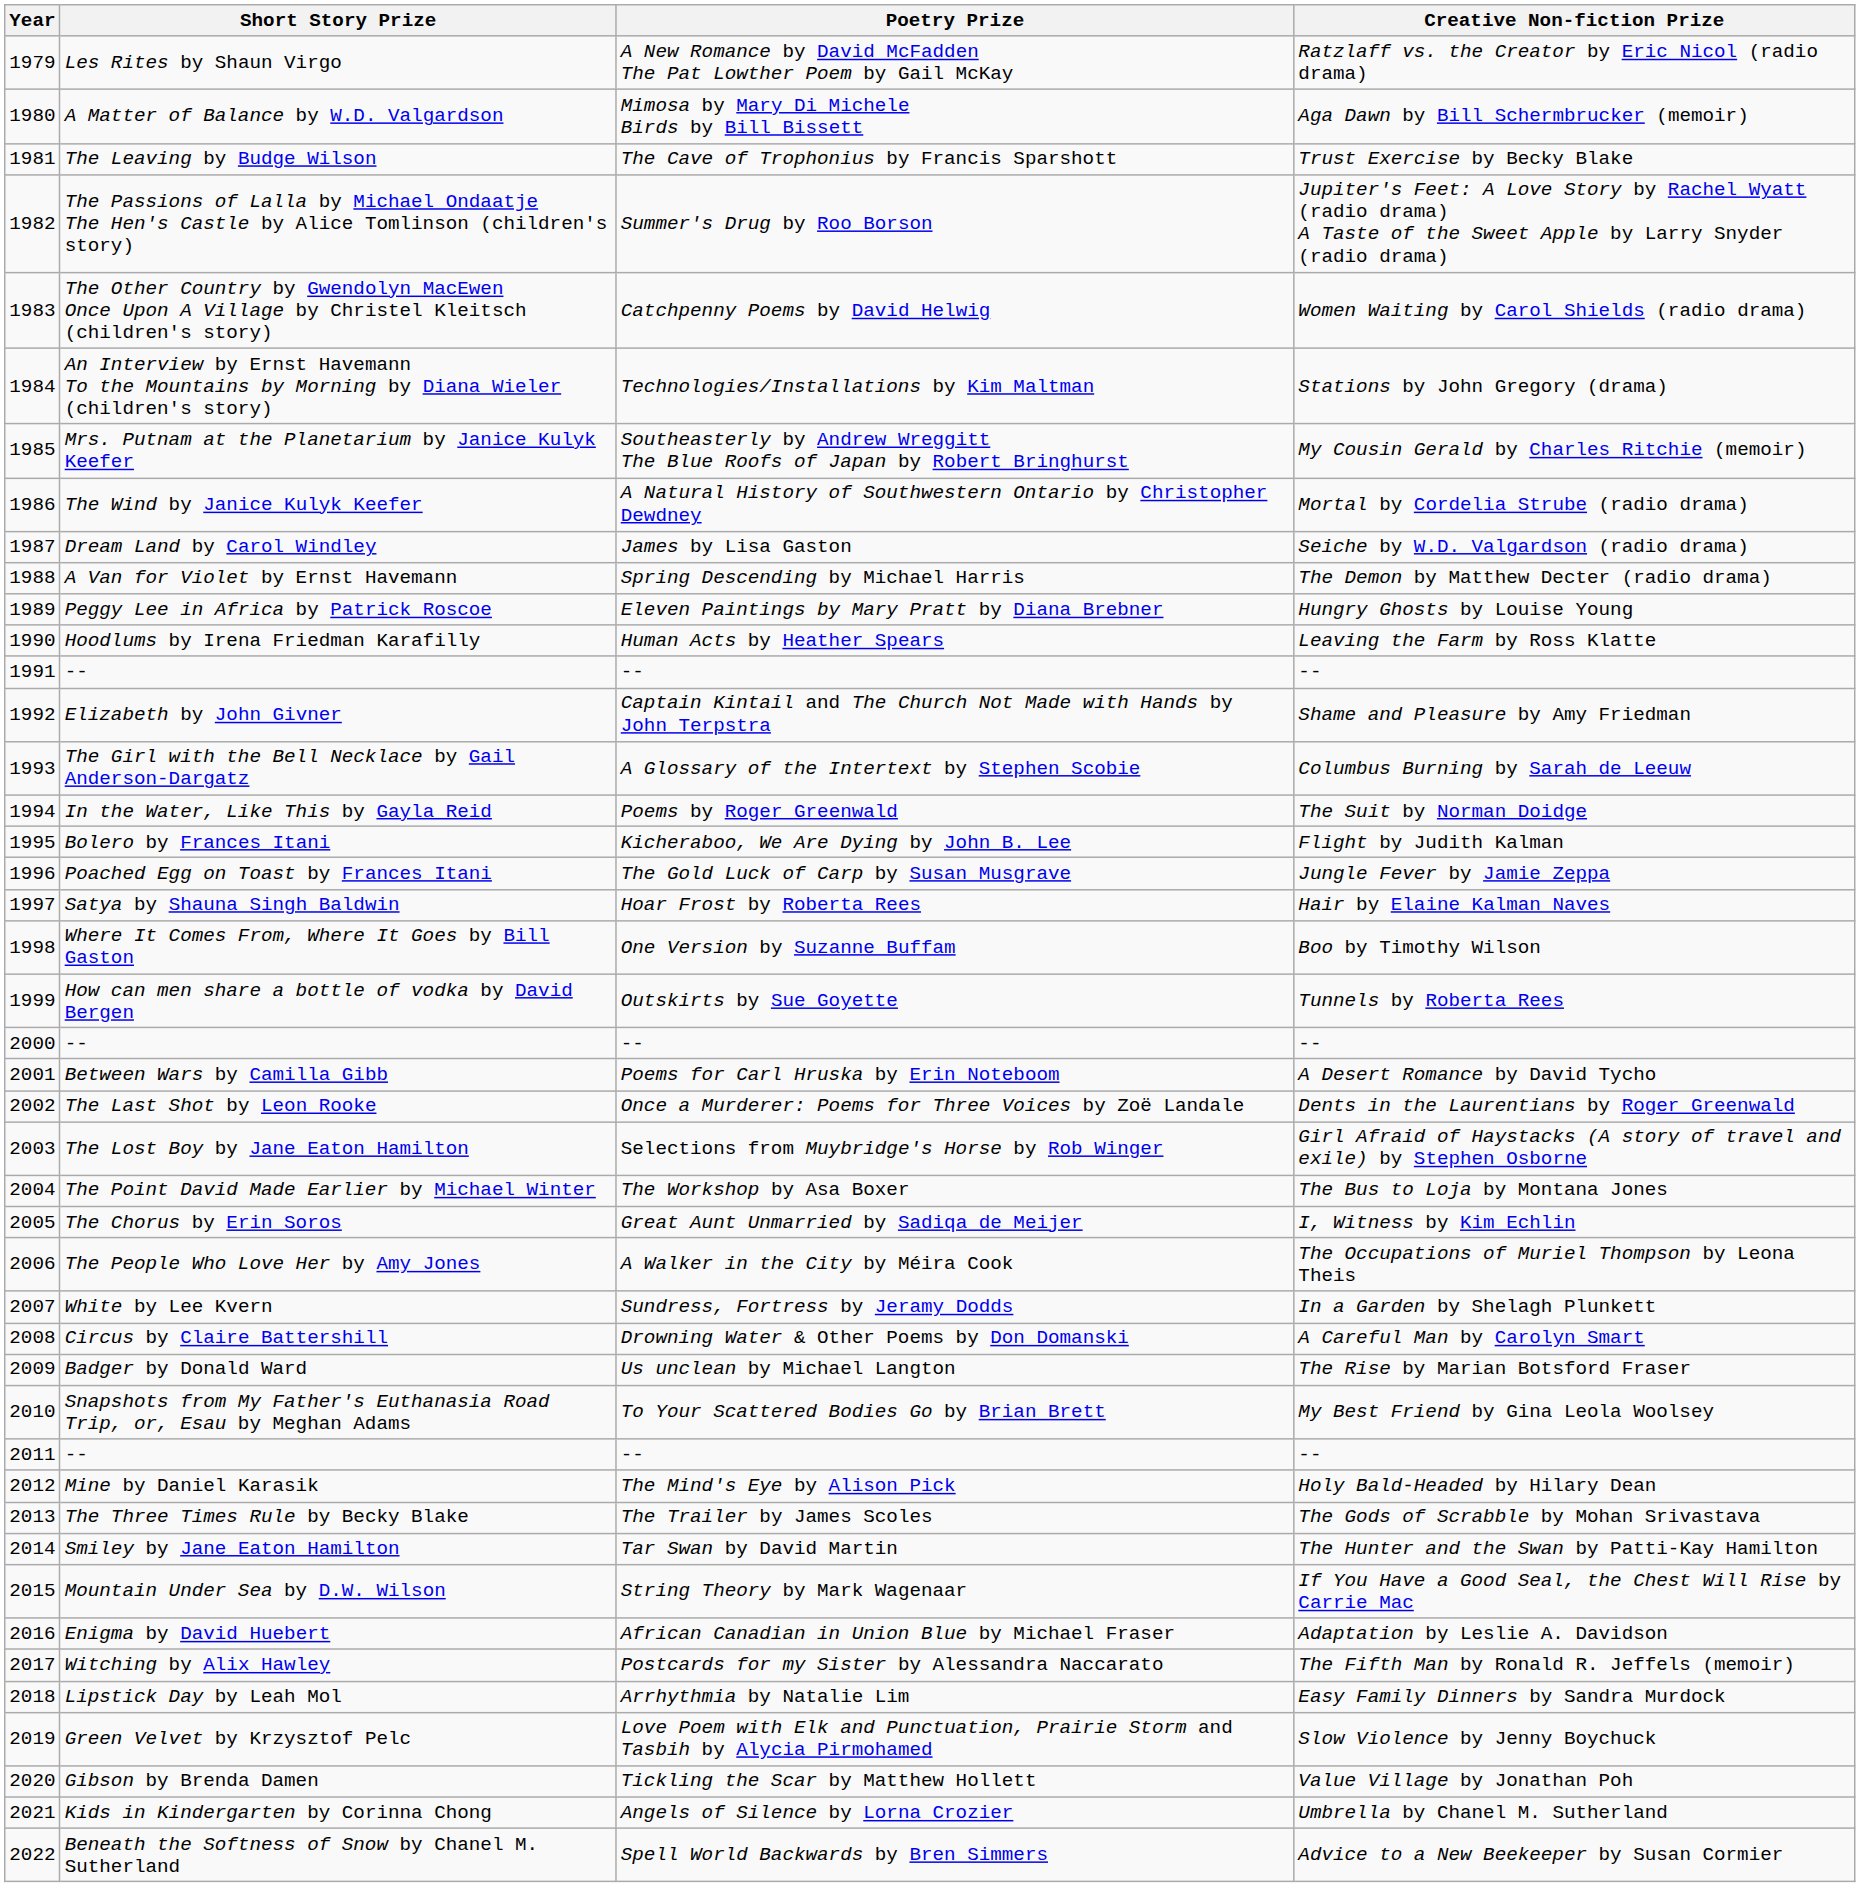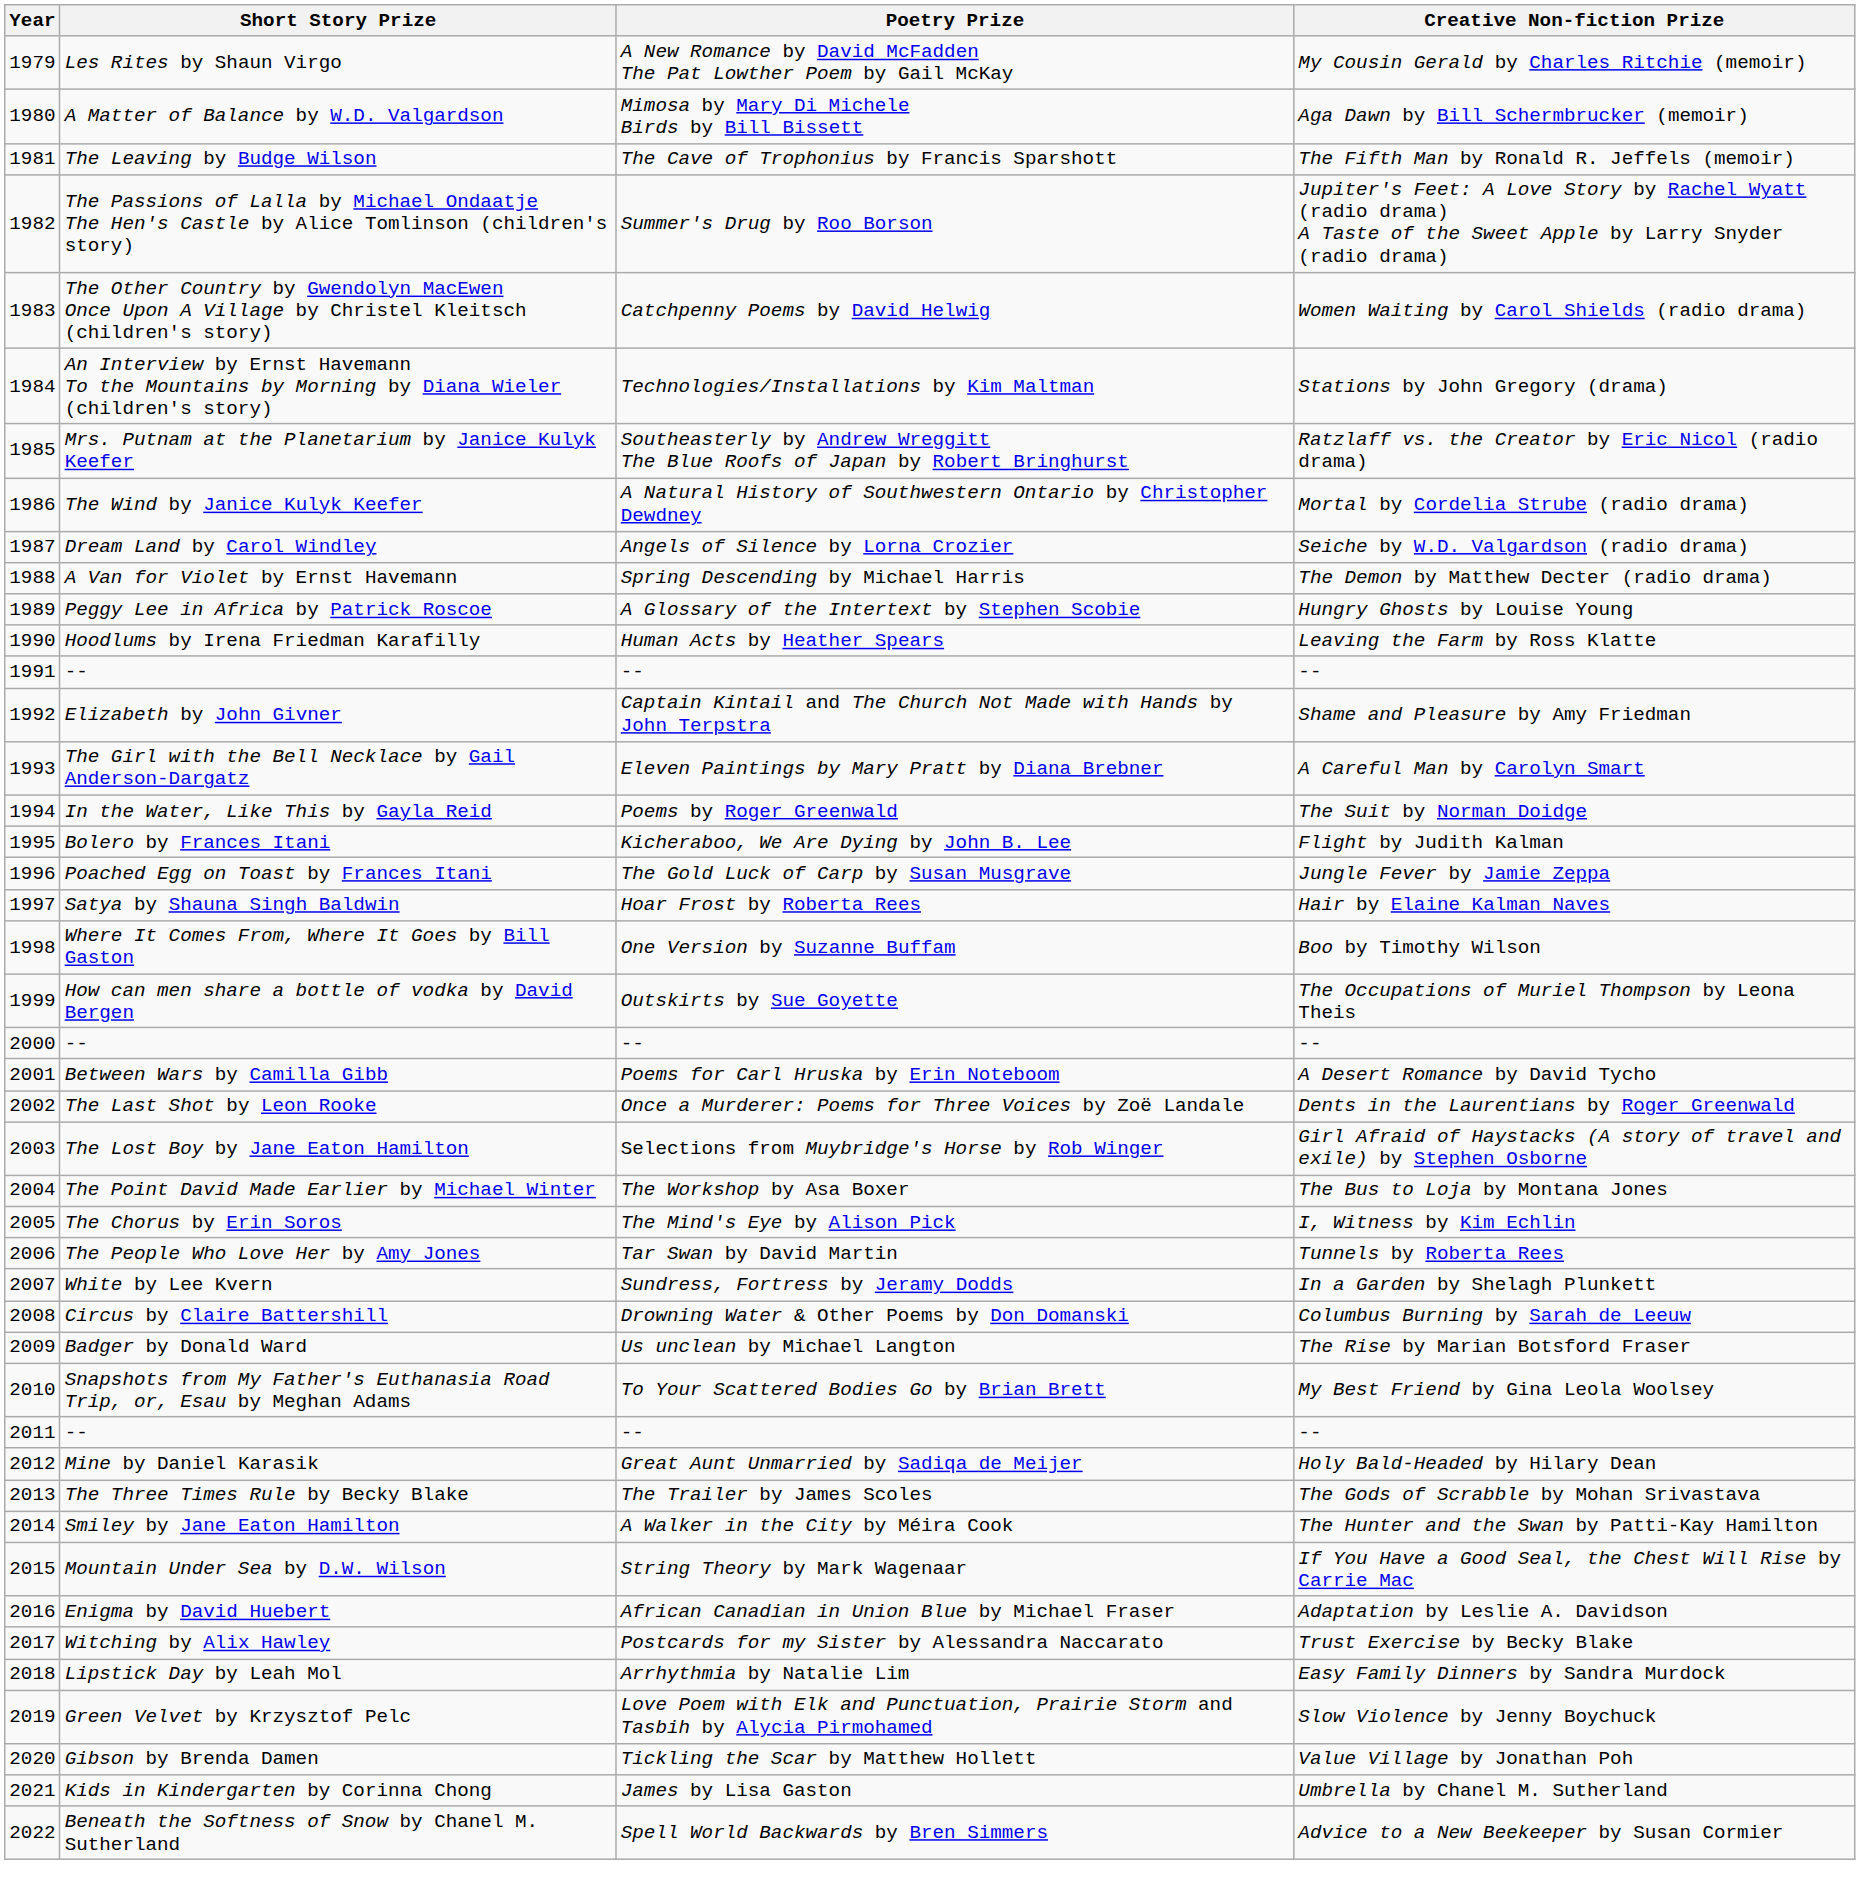(1558, 63) Ratzlaff vs. the Creator by Eric Nicol (radio drama) -> (1552, 63) My Cousin Gerald by Charles Ritchie (memoir)
(1466, 159) Trust Exercise by Becky Blake -> (1547, 159) The Fifth Man by Ronald R. Jeffels (memoir)
(1552, 451) My Cousin Gerald by Charles Ritchie (memoir) -> (1558, 451) Ratzlaff vs. the Creator by Eric Nicol (radio drama)
(736, 547) James by Lisa Gaston -> (817, 547) Angels of Silence by Lorna Crozier
(892, 610) Eleven Paintings by Mary Pratt by Diana Brebner -> (881, 610) A Glossary of the Intertext by Stephen Scobie
(881, 768) A Glossary of the Intertext by Stephen Scobie -> (892, 768) Eleven Paintings by Mary Pratt by Diana Brebner
(1495, 768) Columbus Burning by Sarah de Leeuw -> (1472, 768) A Careful Man by Carolyn Smart
(1431, 1001) Tunnels by Roberta Rees -> (1547, 1001) The Occupations of Muriel Thompson by Leona Theis
(852, 1222) Great Aunt Unmarried by Sadiqa de Meijer -> (788, 1222) The Mind's Eye by Alison Pick
(817, 1265) A Walker in the City by Méira Cook -> (759, 1254) Tar Swan by David Martin
(1547, 1265) The Occupations of Muriel Thompson by Leona Theis -> (1431, 1254) Tunnels by Roberta Rees
(1472, 1339) A Careful Man by Carolyn Smart -> (1495, 1316) Columbus Burning by Sarah de Leeuw
(788, 1486) The Mind's Eye by Alison Pick -> (852, 1464) Great Aunt Unmarried by Sadiqa de Meijer
(759, 1549) Tar Swan by David Martin -> (817, 1527) A Walker in the City by Méira Cook
(1547, 1665) The Fifth Man by Ronald R. Jeffels (memoir) -> (1466, 1643) Trust Exercise by Becky Blake
(817, 1813) Angels of Silence by Lorna Crozier -> (736, 1791) James by Lisa Gaston
